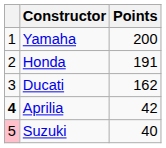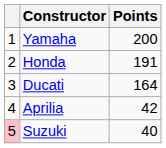(145, 86) 162 -> (145, 86) 164
(12, 109) bold -> (12, 109) normal
